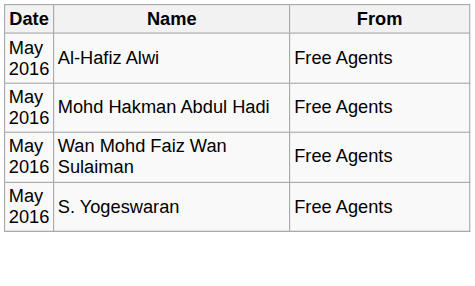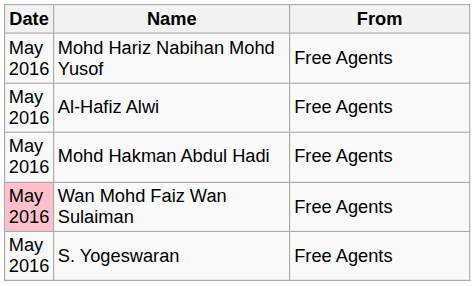+ row: (166, 58)
(29, 157) no background -> (29, 206) pink background
